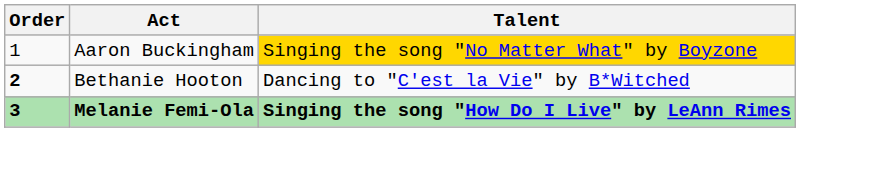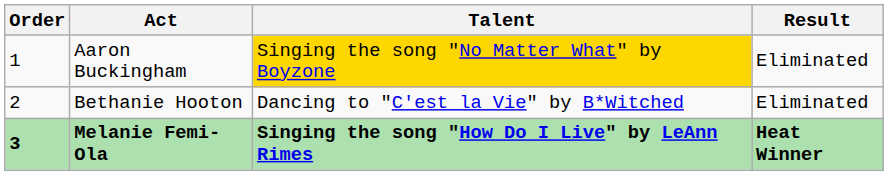+ column: (817, 20)
(15, 81) bold -> (15, 103) normal
